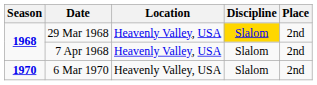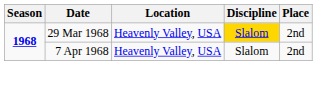- row: (81, 70)
